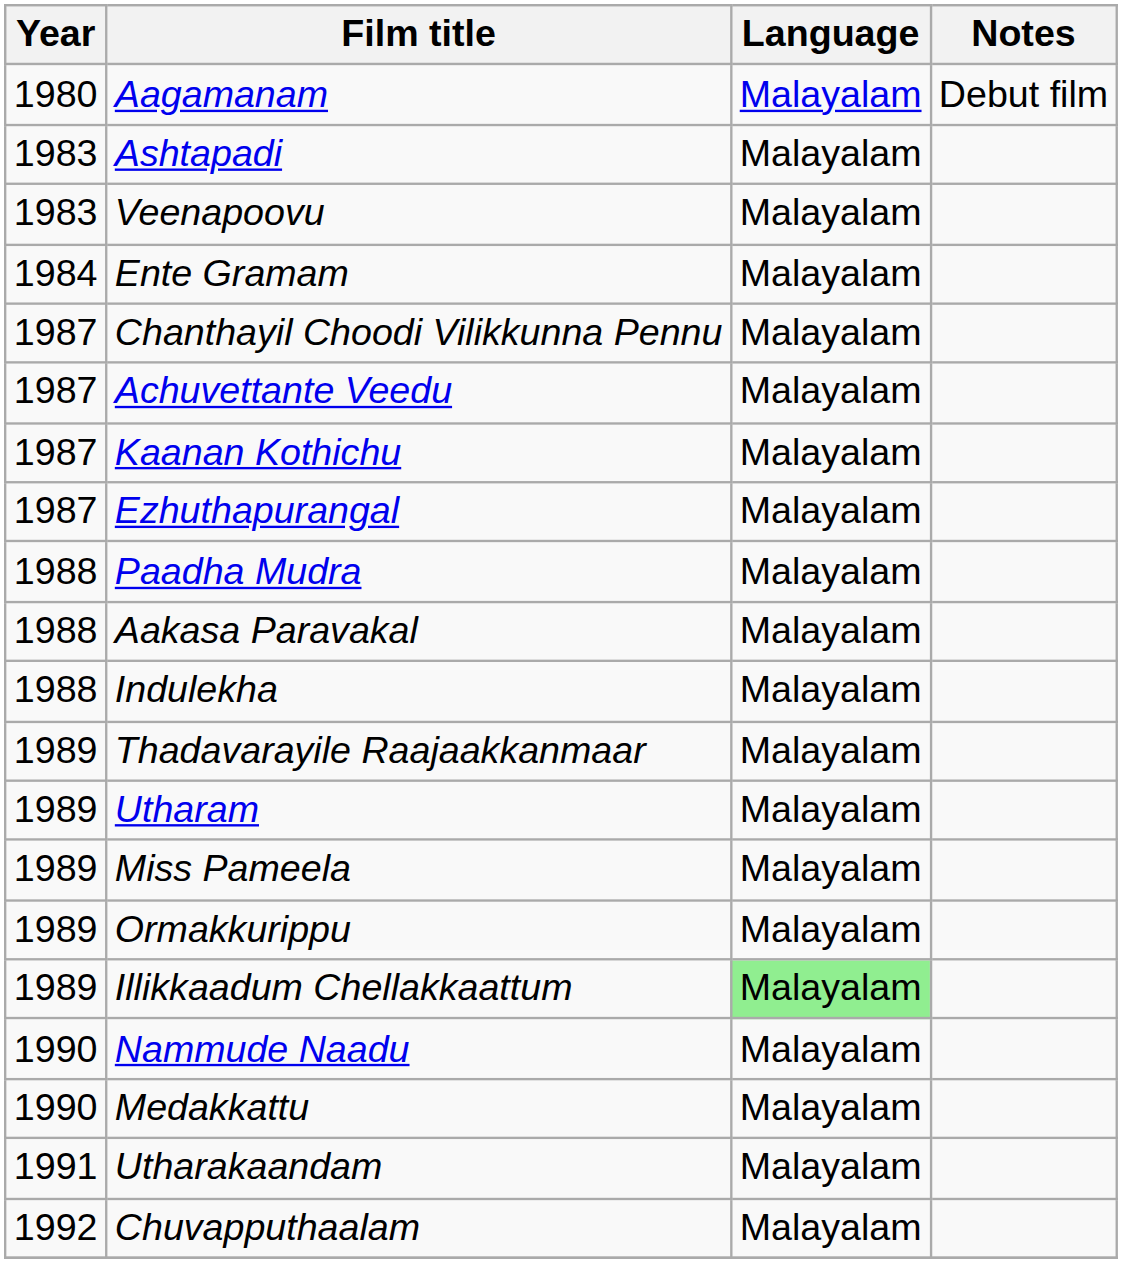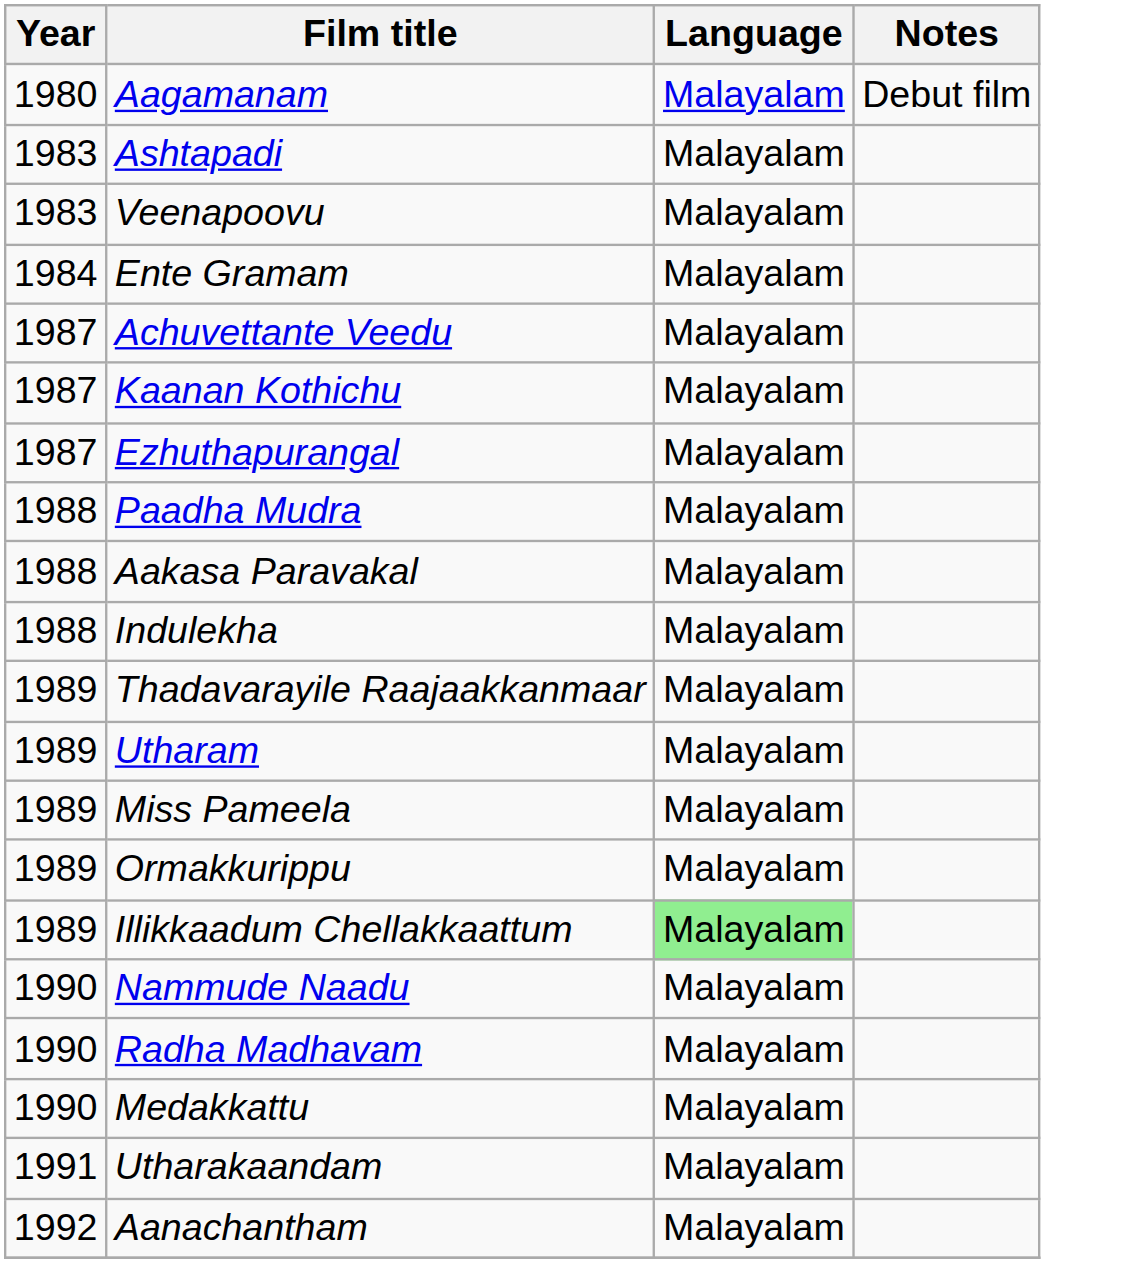- row: (419, 332)
+ row: (268, 1048)
- row: (267, 1226)
+ row: (241, 1226)
